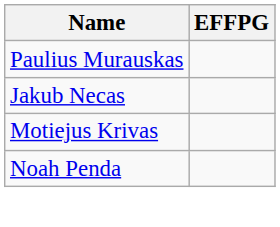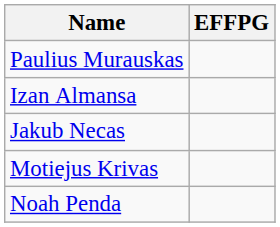+ row: (73, 95)
